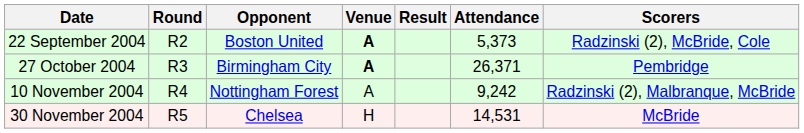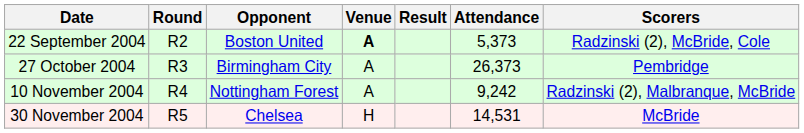(369, 67) bold -> (369, 67) normal
(497, 67) 26,371 -> (497, 67) 26,373
